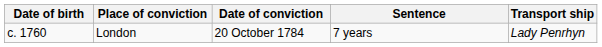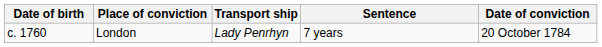columns swapped: (271, 14) <-> (552, 14)
